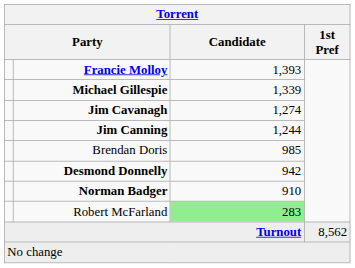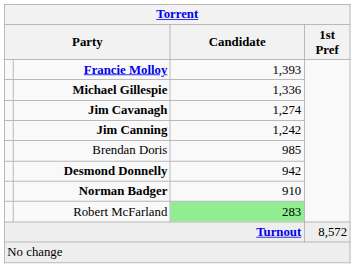(287, 89) 1,339 -> (287, 89) 1,336
(287, 130) 1,244 -> (287, 130) 1,242
(333, 232) 8,562 -> (333, 232) 8,572
